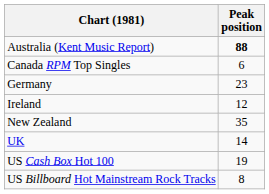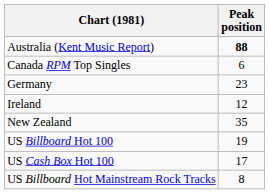- row: (16, 141)
+ row: (60, 141)
(242, 160) 19 -> (242, 160) 17
